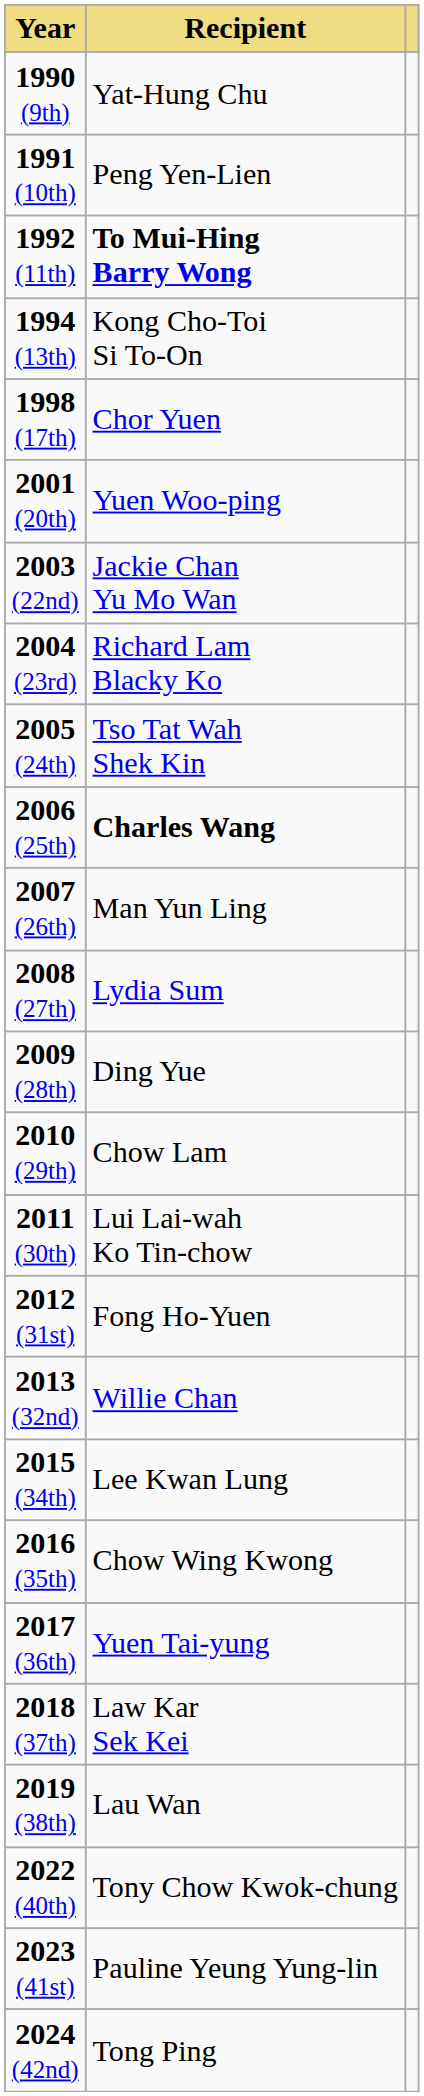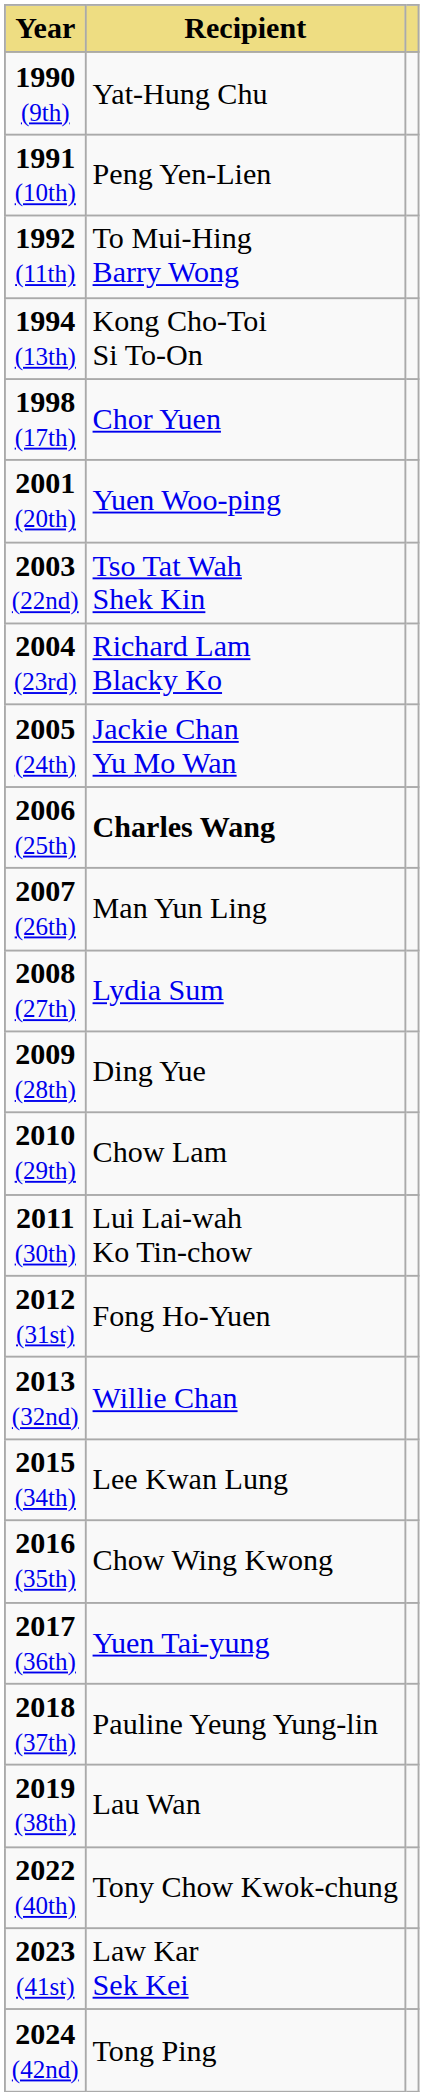(176, 256) bold -> (172, 256) normal
(166, 582) Jackie Chan Yu Mo Wan -> (167, 582) Tso Tat Wah Shek Kin
(167, 745) Tso Tat Wah Shek Kin -> (166, 745) Jackie Chan Yu Mo Wan
(146, 1723) Law Kar Sek Kei -> (235, 1723) Pauline Yeung Yung-lin
(235, 1968) Pauline Yeung Yung-lin -> (146, 1968) Law Kar Sek Kei
